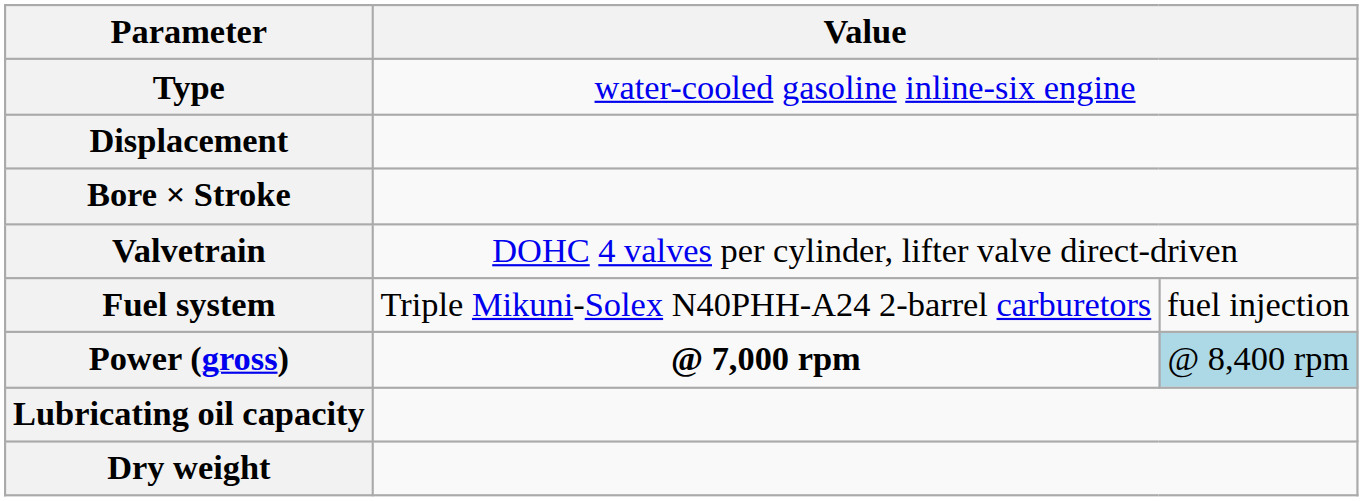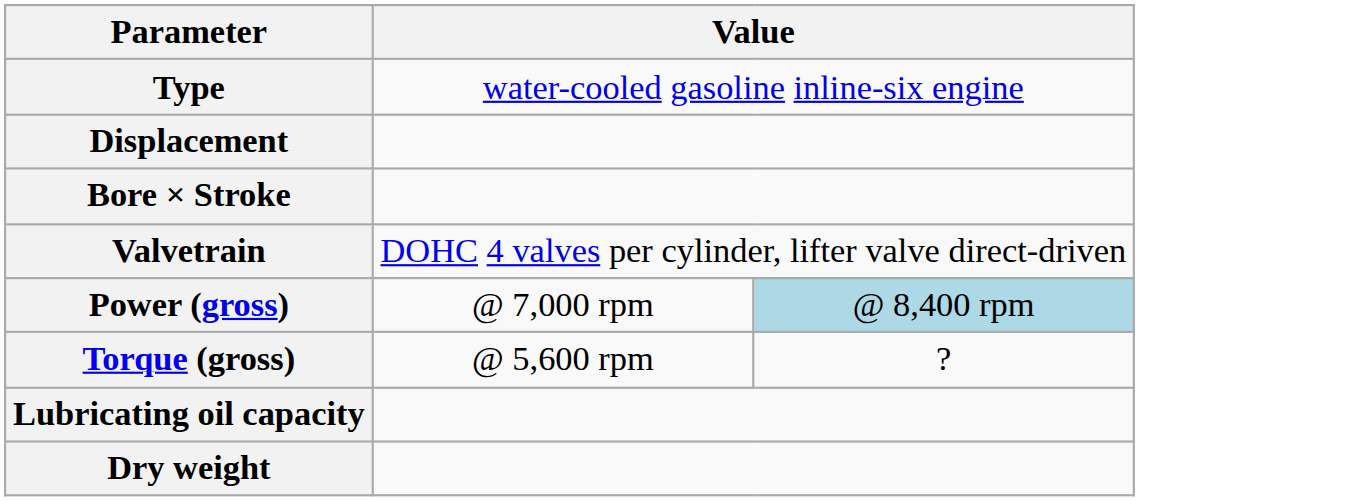- row: (189, 304)
(766, 359) bold -> (563, 304) normal
+ row: (189, 359)
